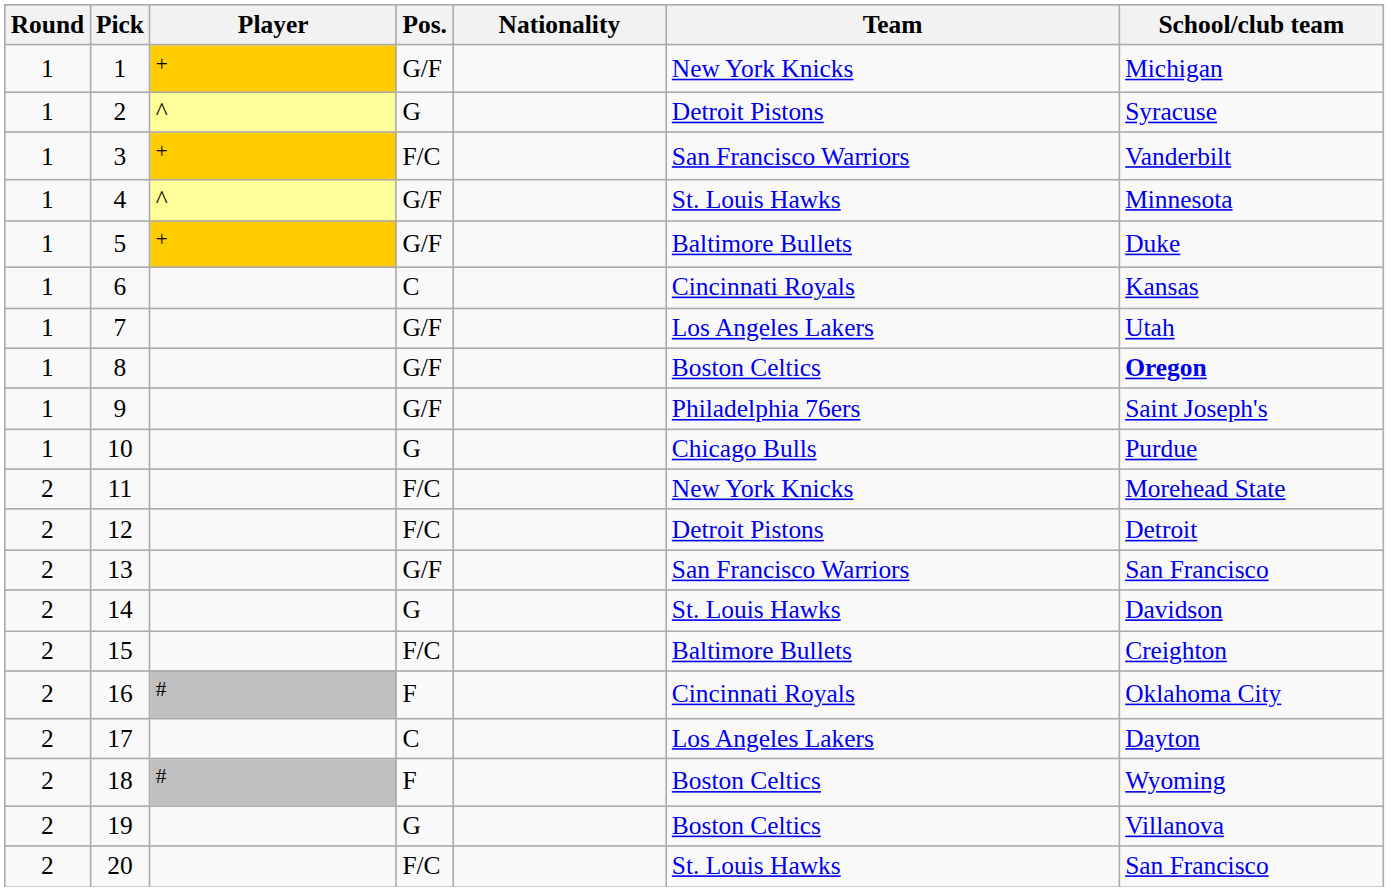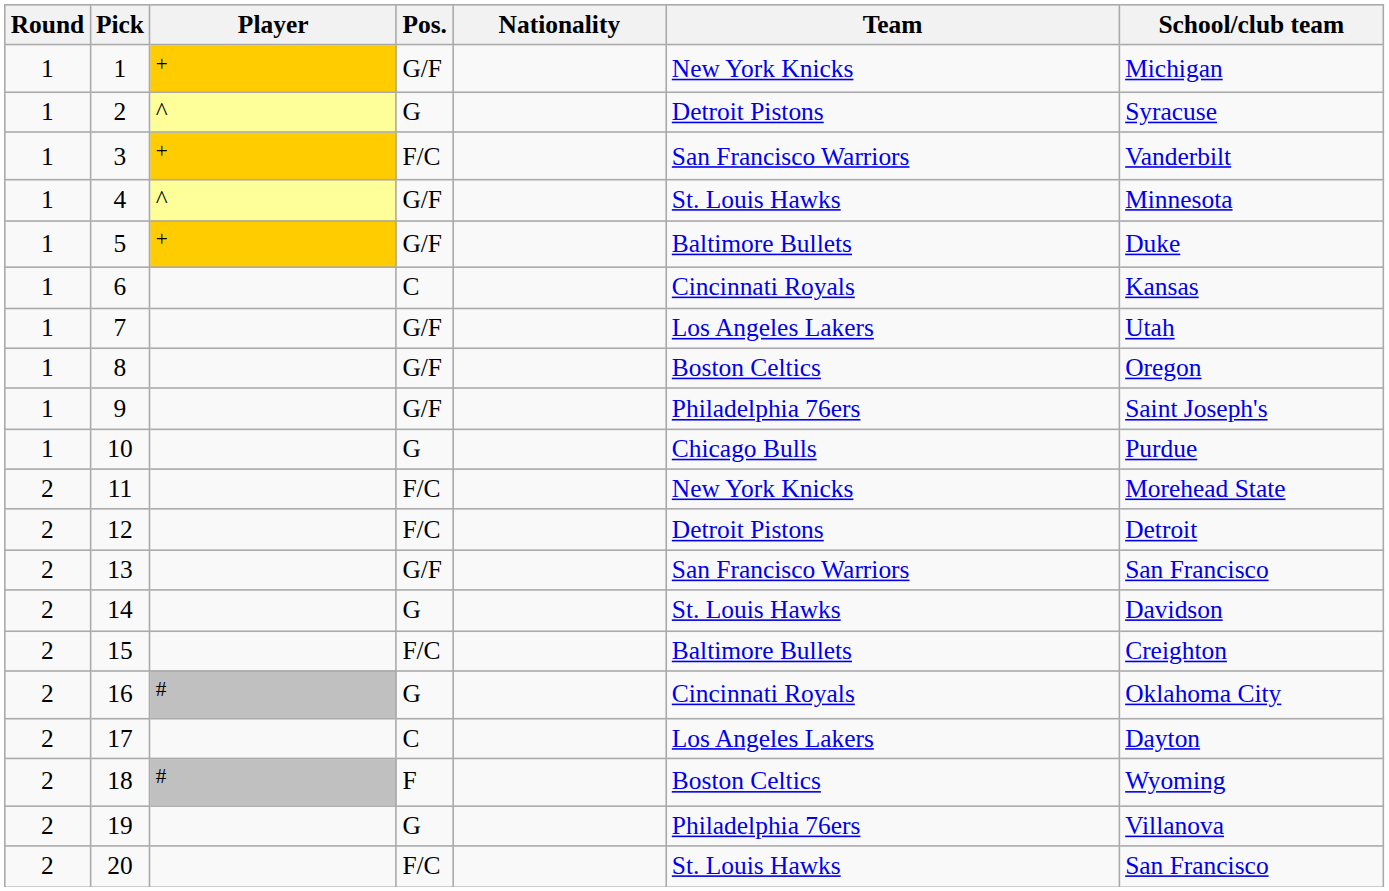(1166, 368) bold -> (1163, 368) normal
(409, 694) F -> (412, 694) G
(746, 825) Boston Celtics -> (766, 825) Philadelphia 76ers
